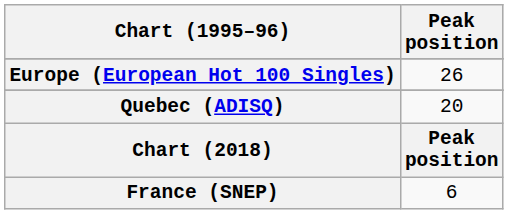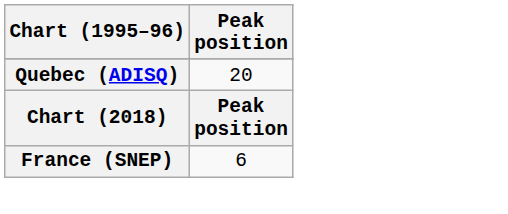- row: (202, 75)
